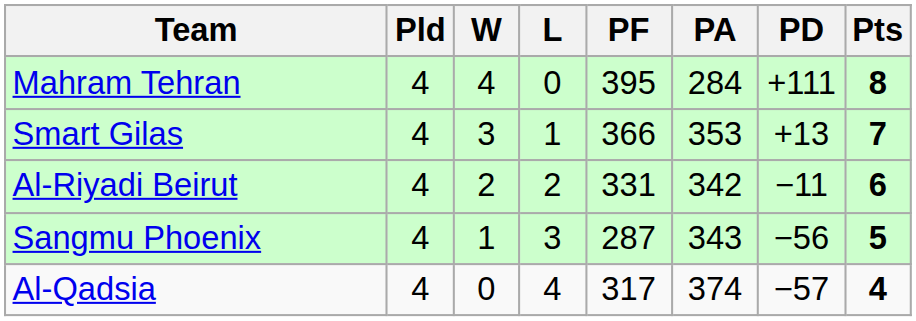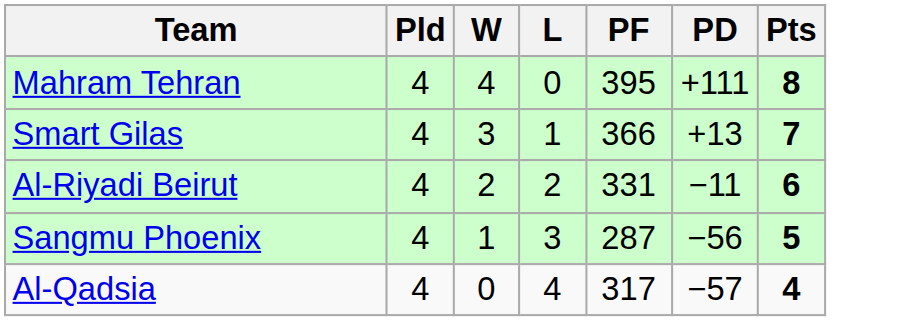- column: (715, 30)
